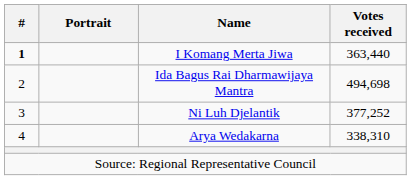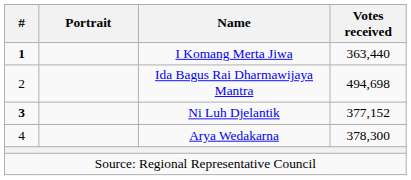(22, 113) normal -> (22, 113) bold
(368, 113) 377,252 -> (368, 113) 377,152
(368, 135) 338,310 -> (368, 135) 378,300
